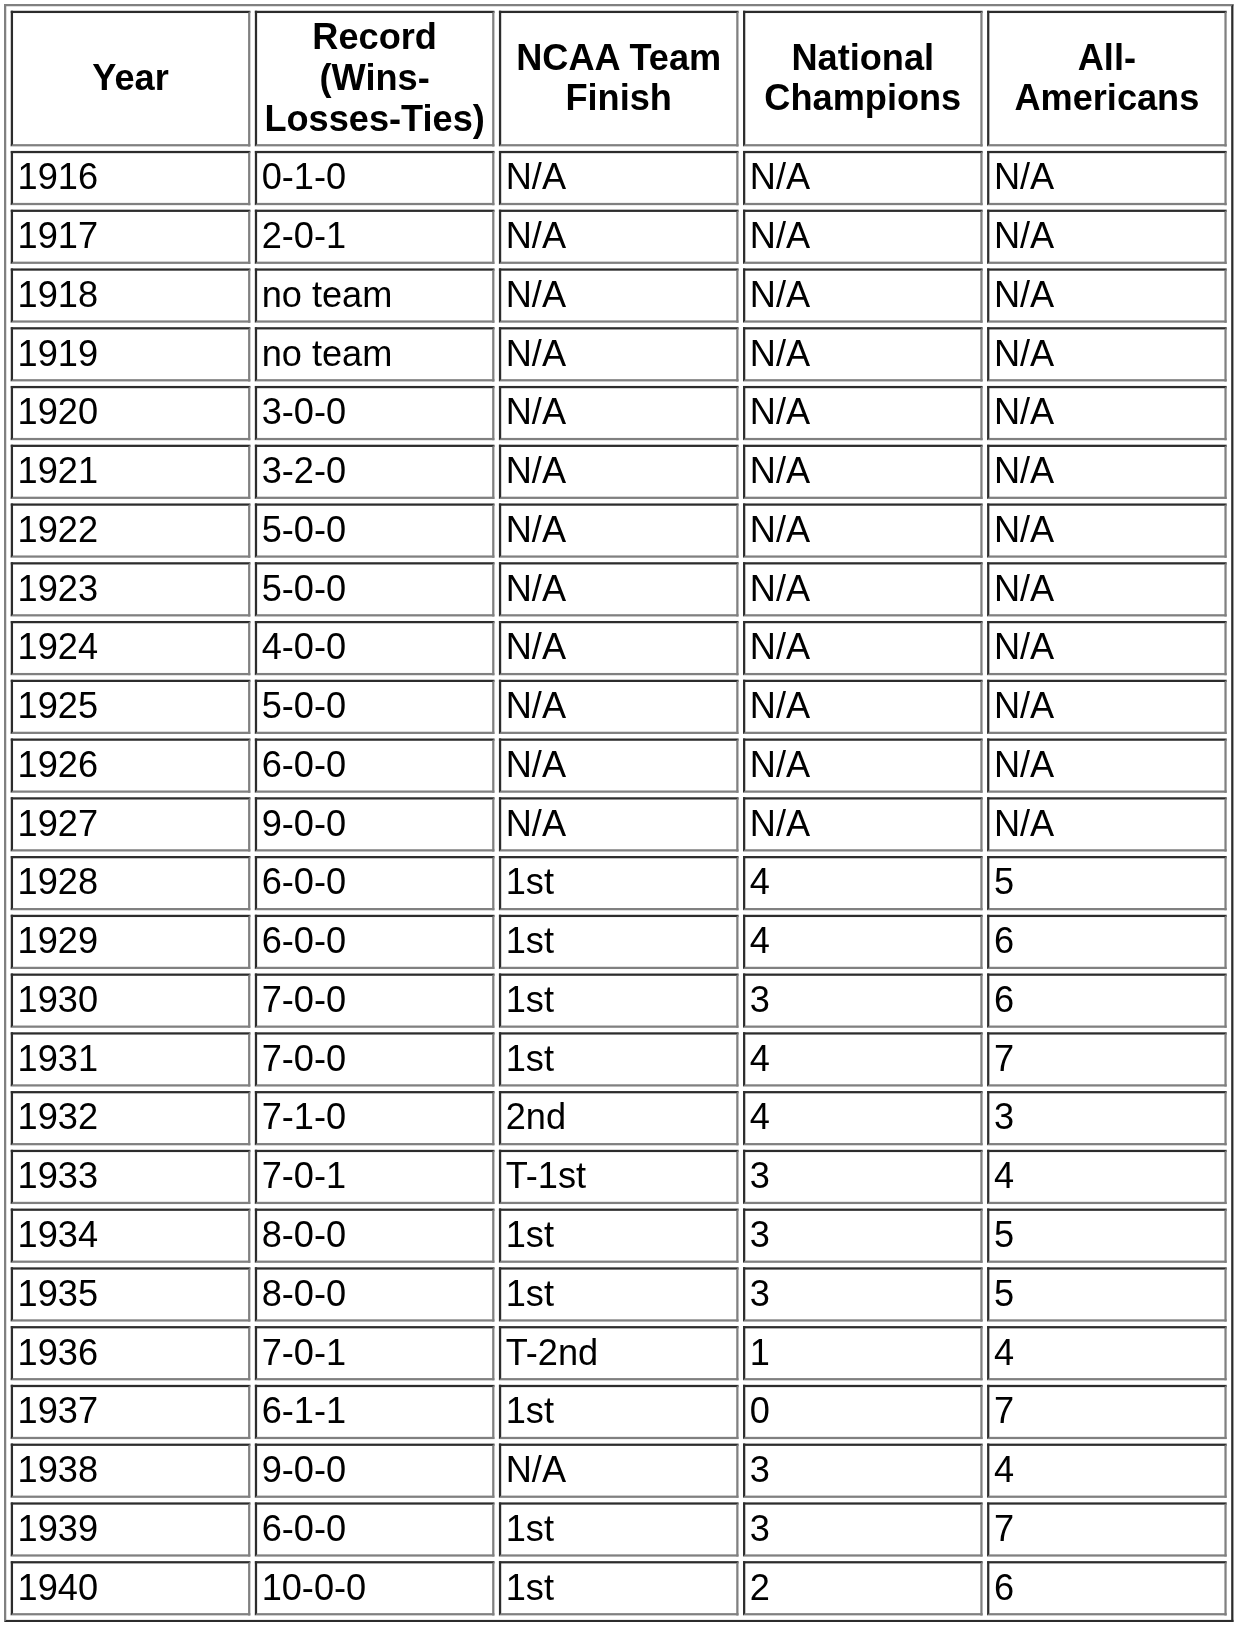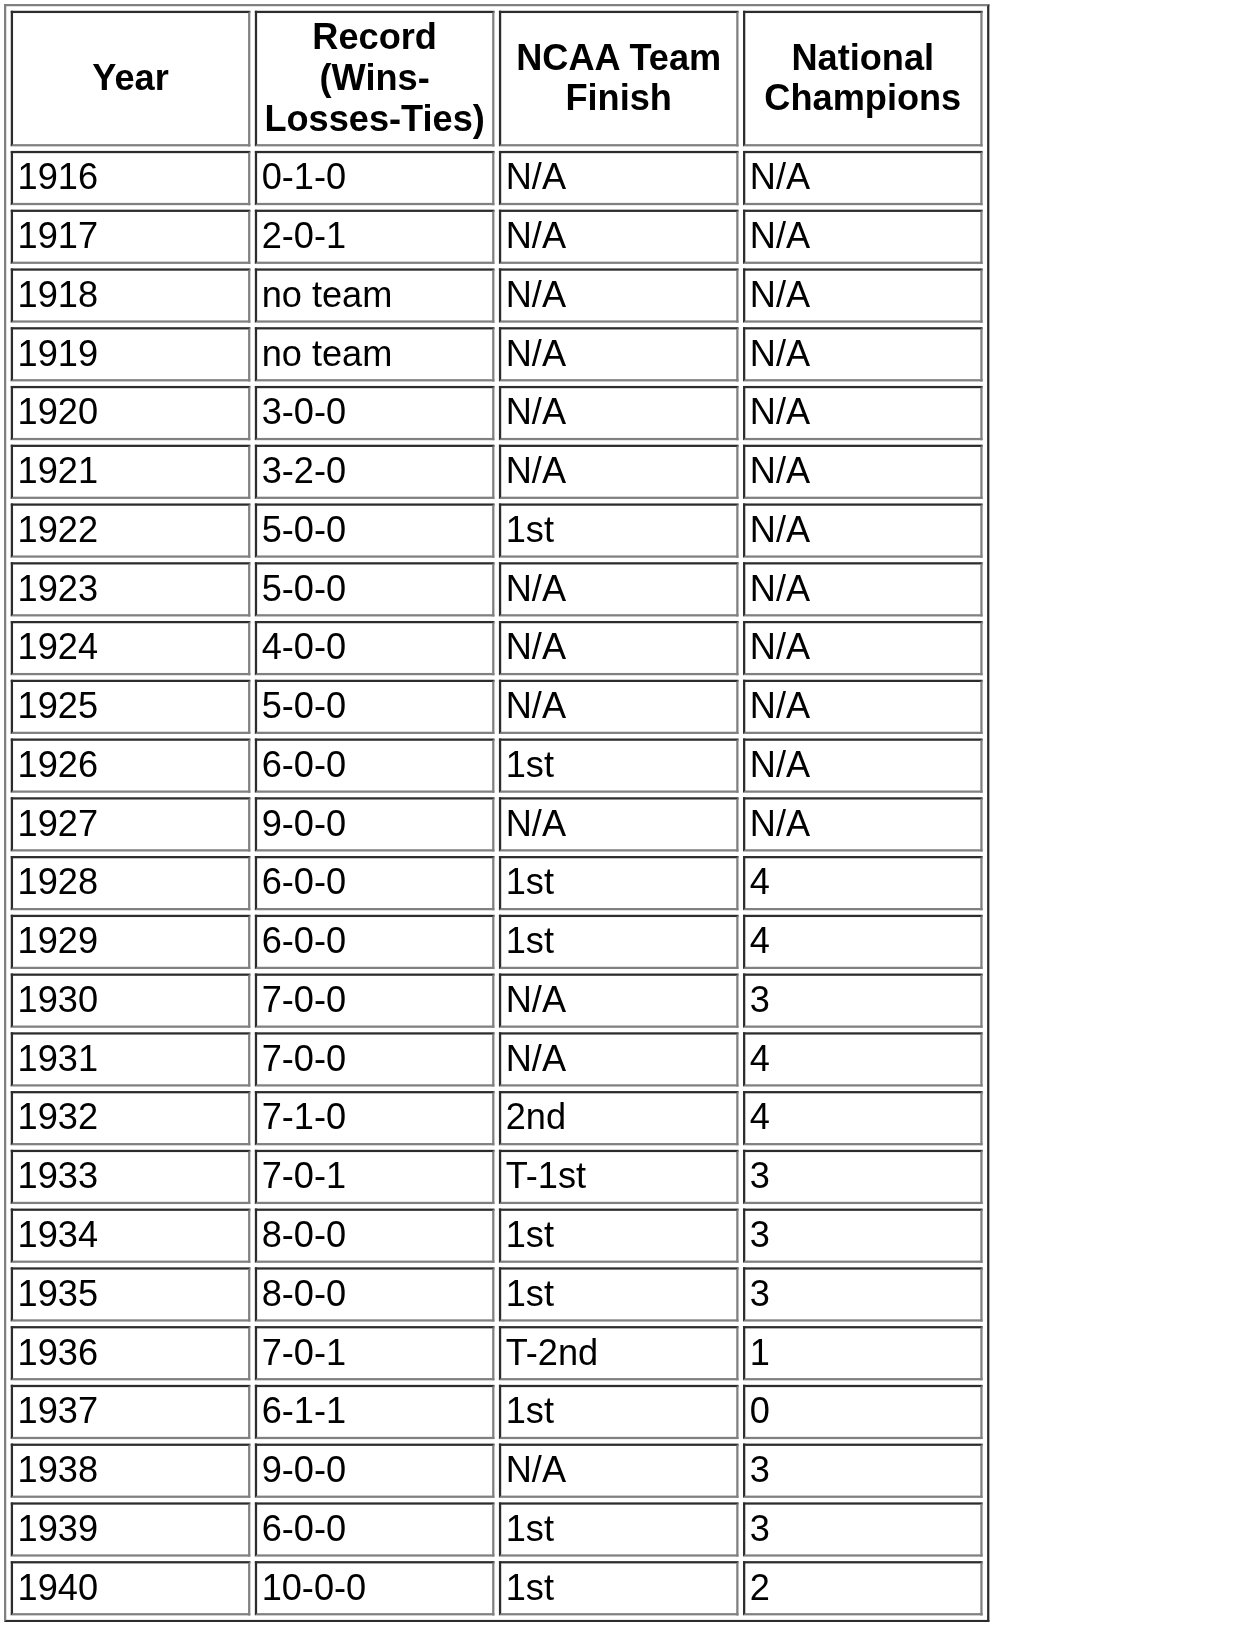- column: (1107, 77)
(536, 529) N/A -> (530, 529) 1st
(536, 764) N/A -> (530, 764) 1st
(530, 1000) 1st -> (536, 1000) N/A
(530, 1058) 1st -> (536, 1058) N/A
